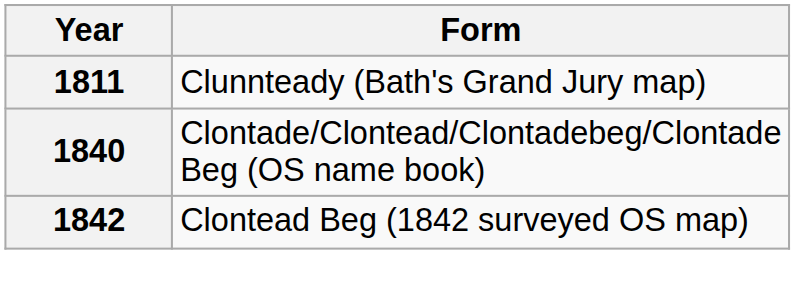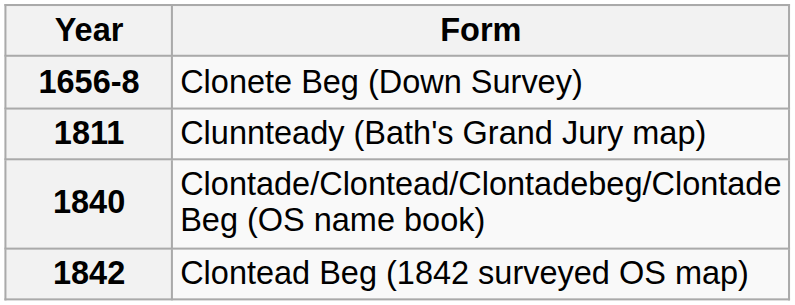+ row: (89, 81)
